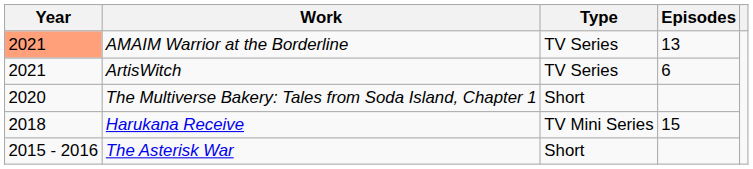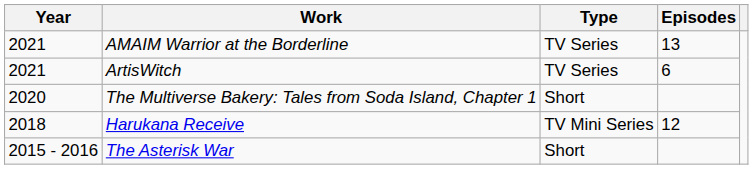(27, 44) lightsalmon background -> (27, 44) no background
(671, 124) 15 -> (671, 124) 12
